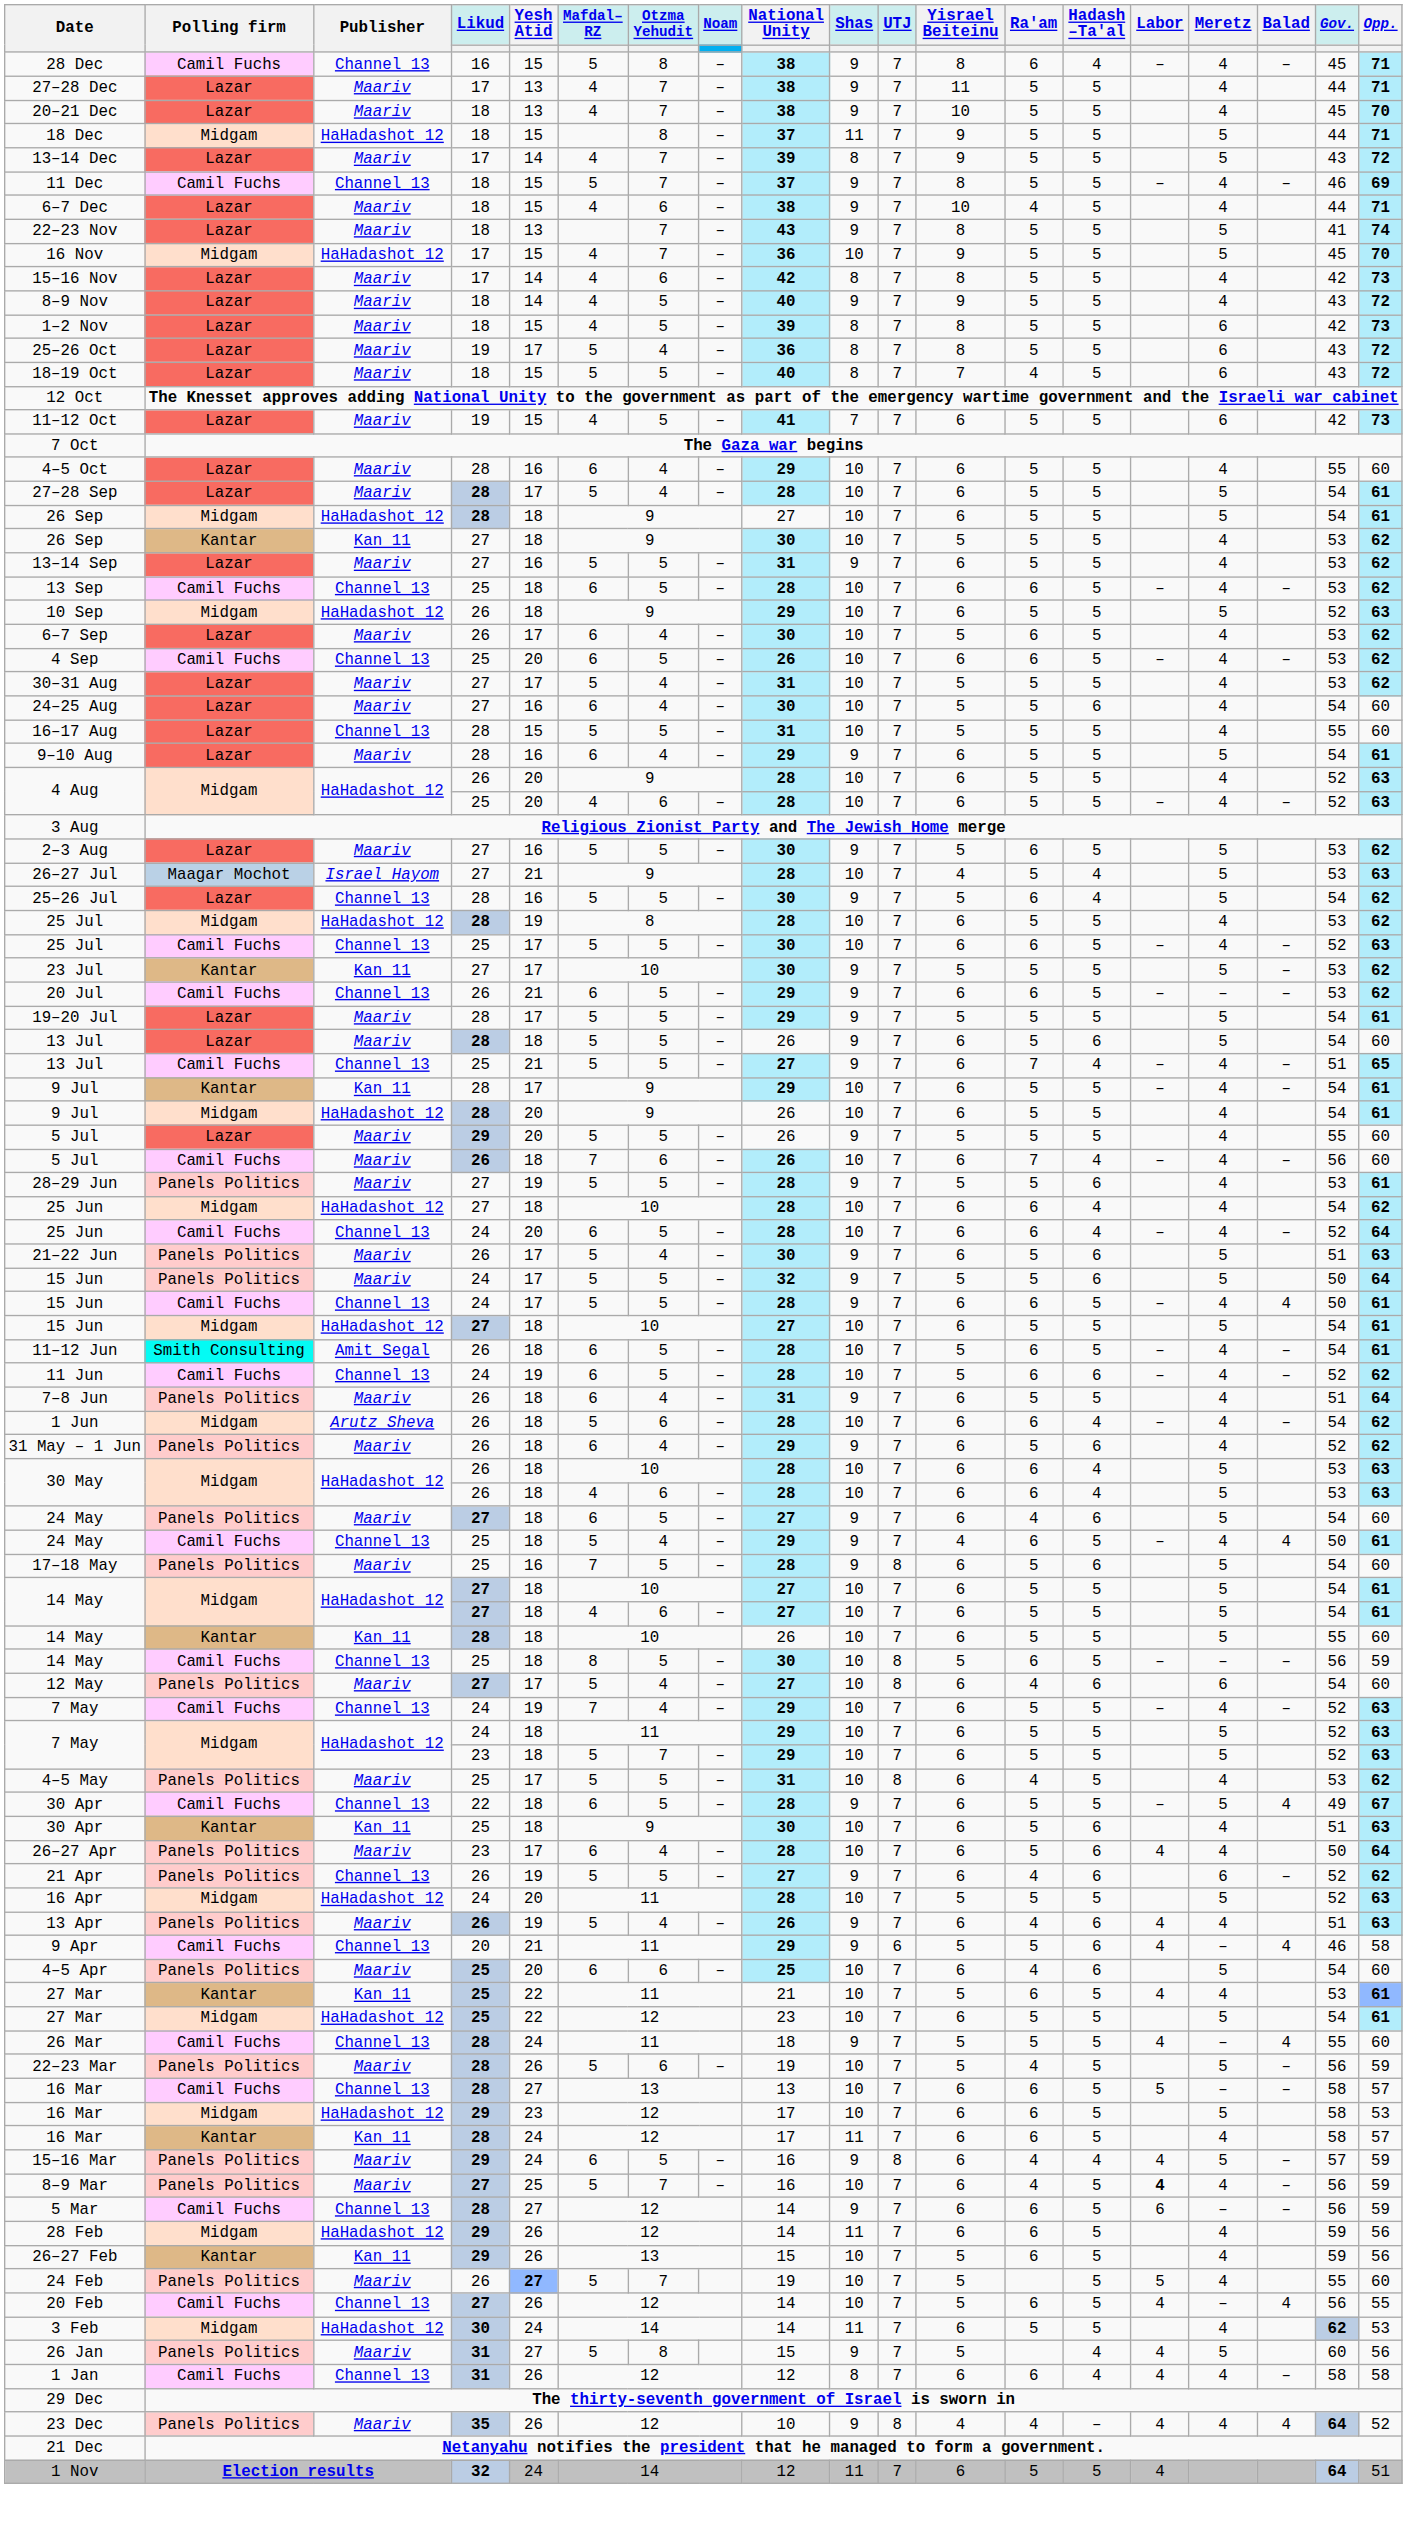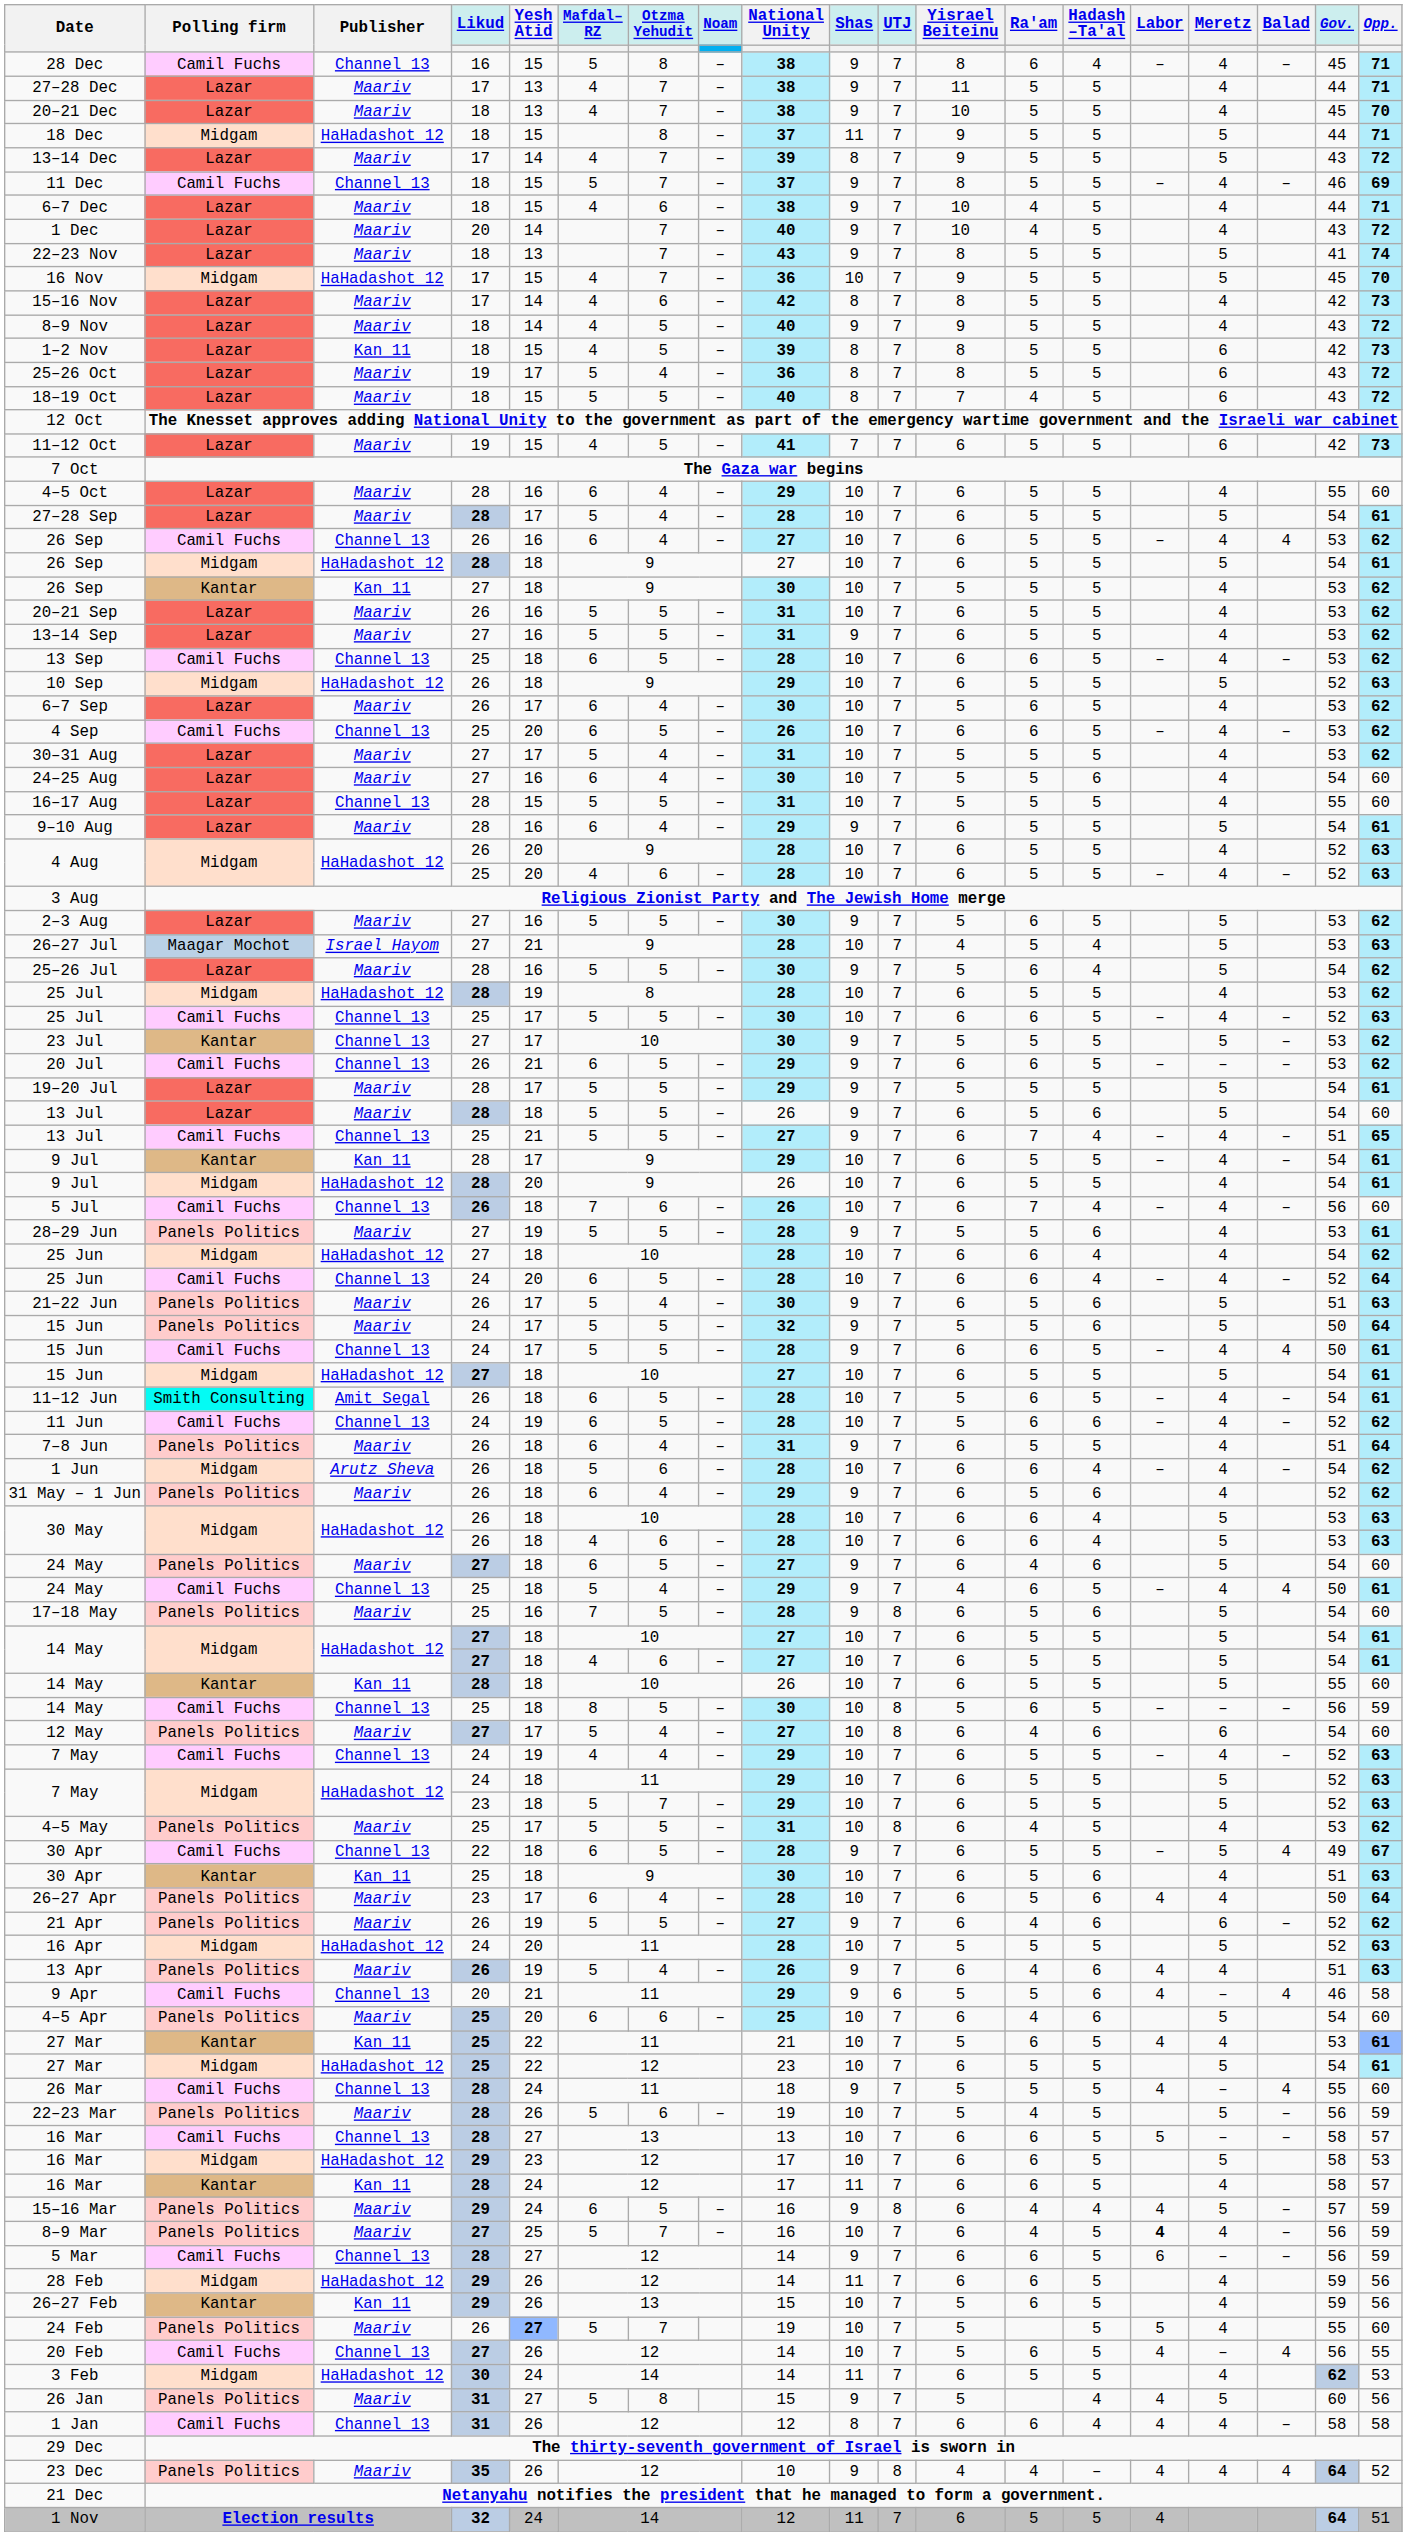+ row: (75, 231)
(382, 326) Maariv -> (382, 350) Kan 11
+ row: (75, 541)
+ row: (75, 612)
(382, 898) Channel 13 -> (382, 970) Maariv
(382, 970) Kan 11 -> (382, 1041) Channel 13
- row: (75, 1137)
(382, 1160) Maariv -> (382, 1208) Channel 13
(593, 1709) 7 -> (593, 1756) 4
(382, 1875) Channel 13 -> (382, 1923) Maariv
